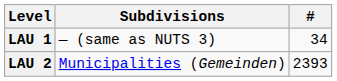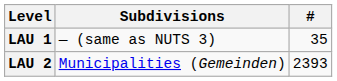(319, 40) 34 -> (319, 40) 35
